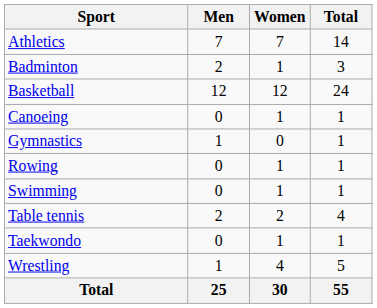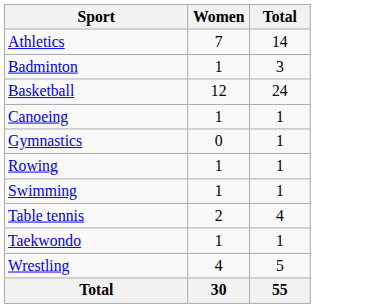- column: (219, 16)
